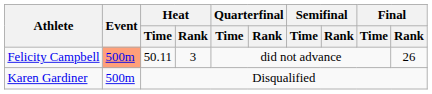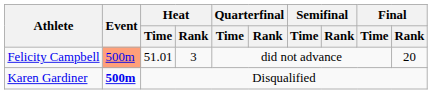(158, 57) 50.11 -> (158, 57) 51.01
(409, 57) 26 -> (409, 57) 20
(120, 78) normal -> (121, 78) bold
